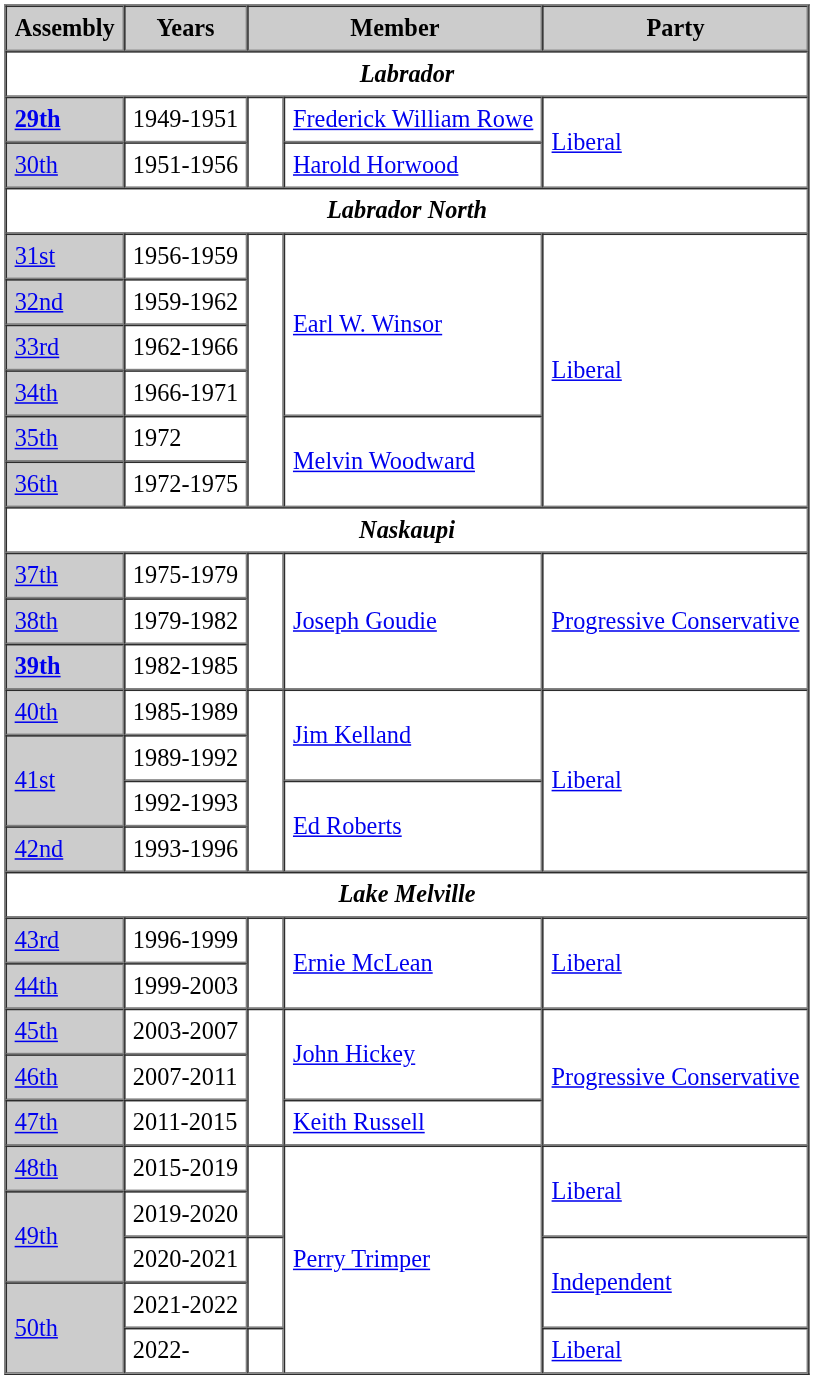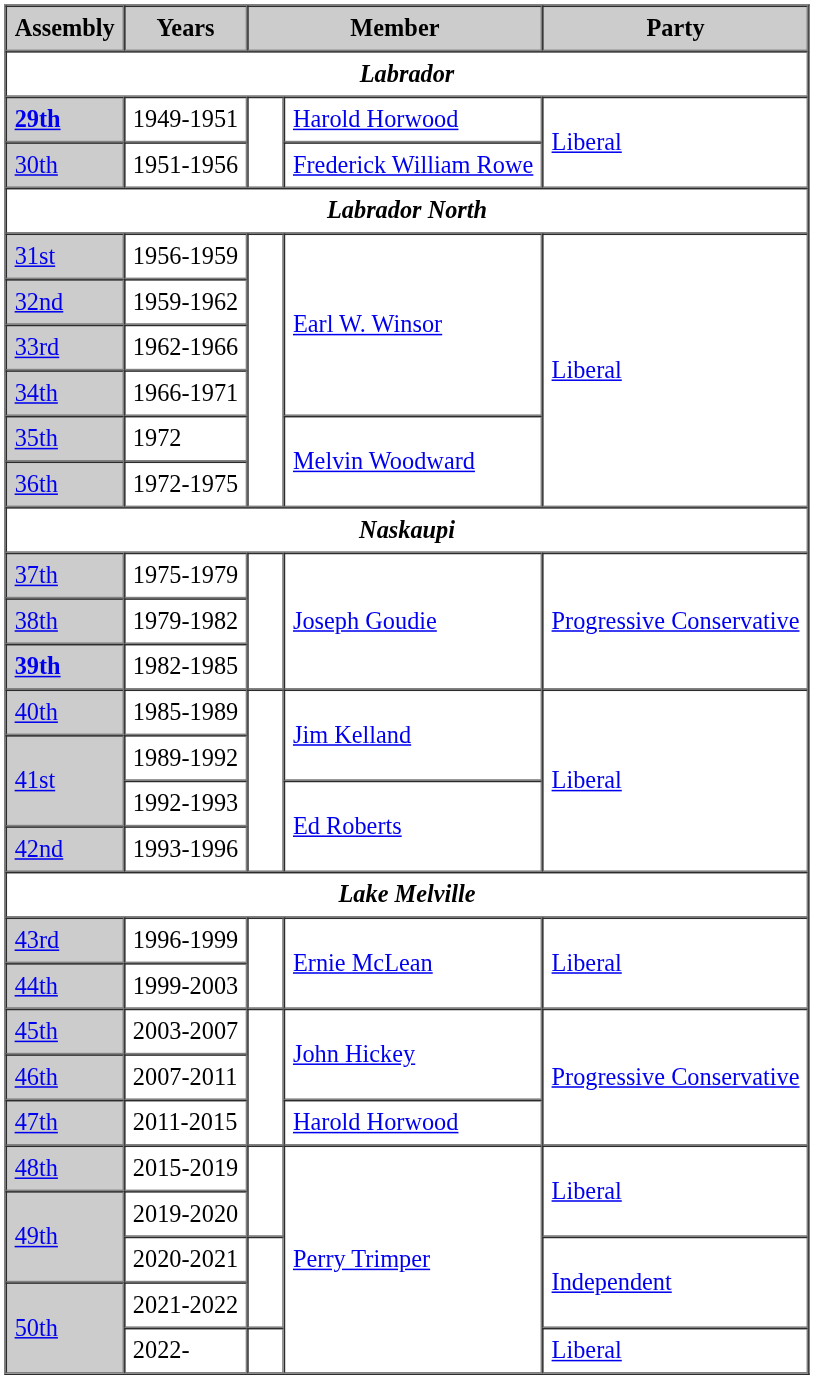(413, 119) Frederick William Rowe -> (376, 119) Harold Horwood
(376, 164) Harold Horwood -> (413, 164) Frederick William Rowe
(359, 1122) Keith Russell -> (376, 1122) Harold Horwood
